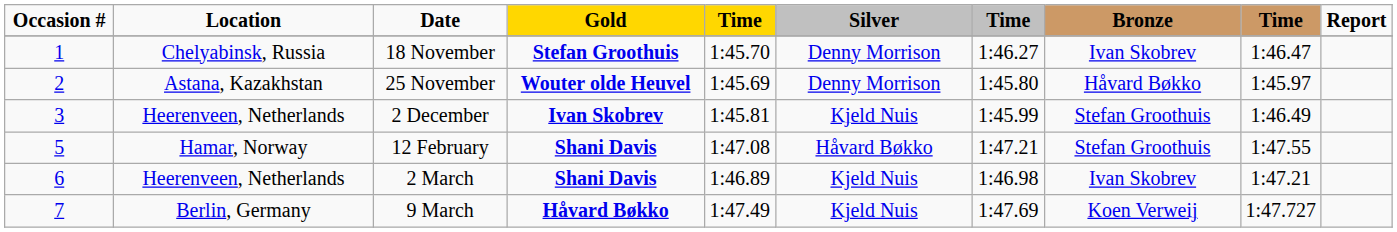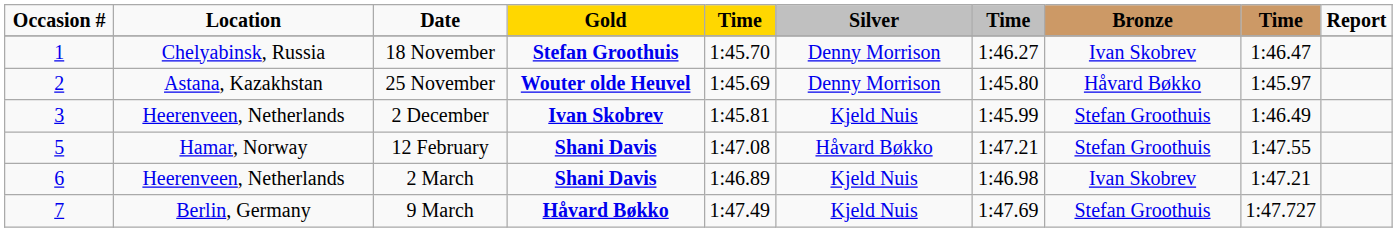(1143, 210) Koen Verweij -> (1143, 210) Stefan Groothuis
